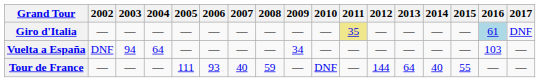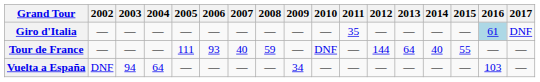(353, 31) khaki background -> (353, 31) no background
rows swapped: (46, 67) <-> (46, 49)
